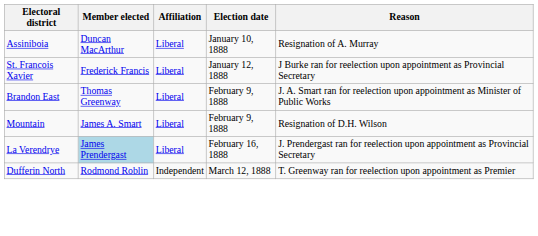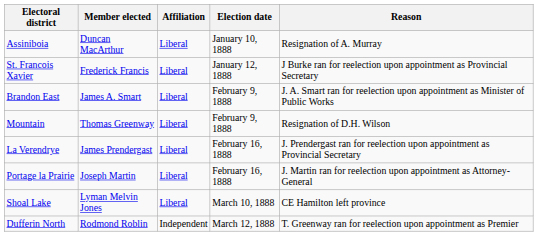(101, 97) Thomas Greenway -> (111, 97) James A. Smart
(111, 123) James A. Smart -> (117, 123) Thomas Greenway
(104, 150) lightblue background -> (116, 150) no background
+ row: (40, 176)
+ row: (29, 202)
